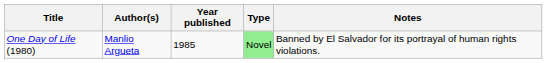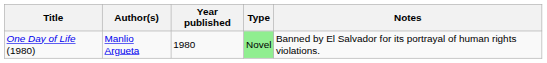(184, 44) 1985 -> (184, 44) 1980
